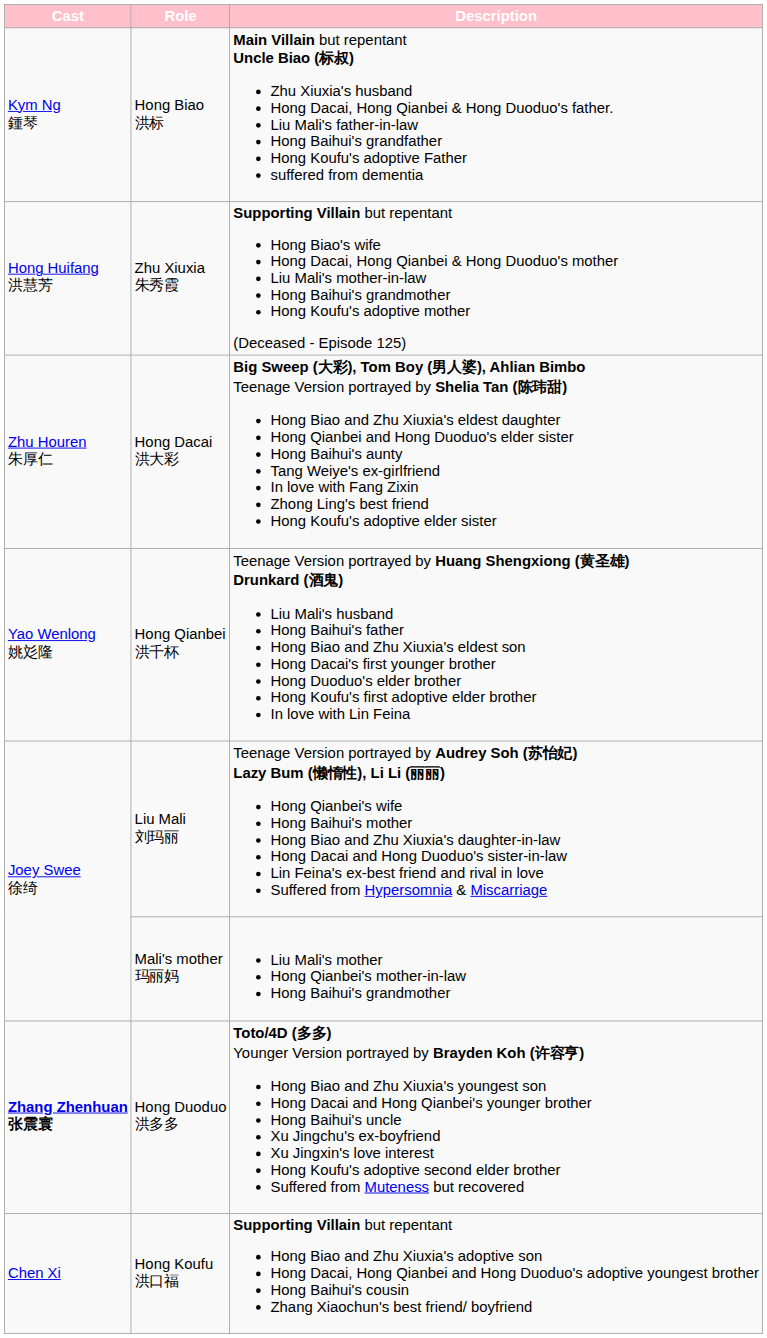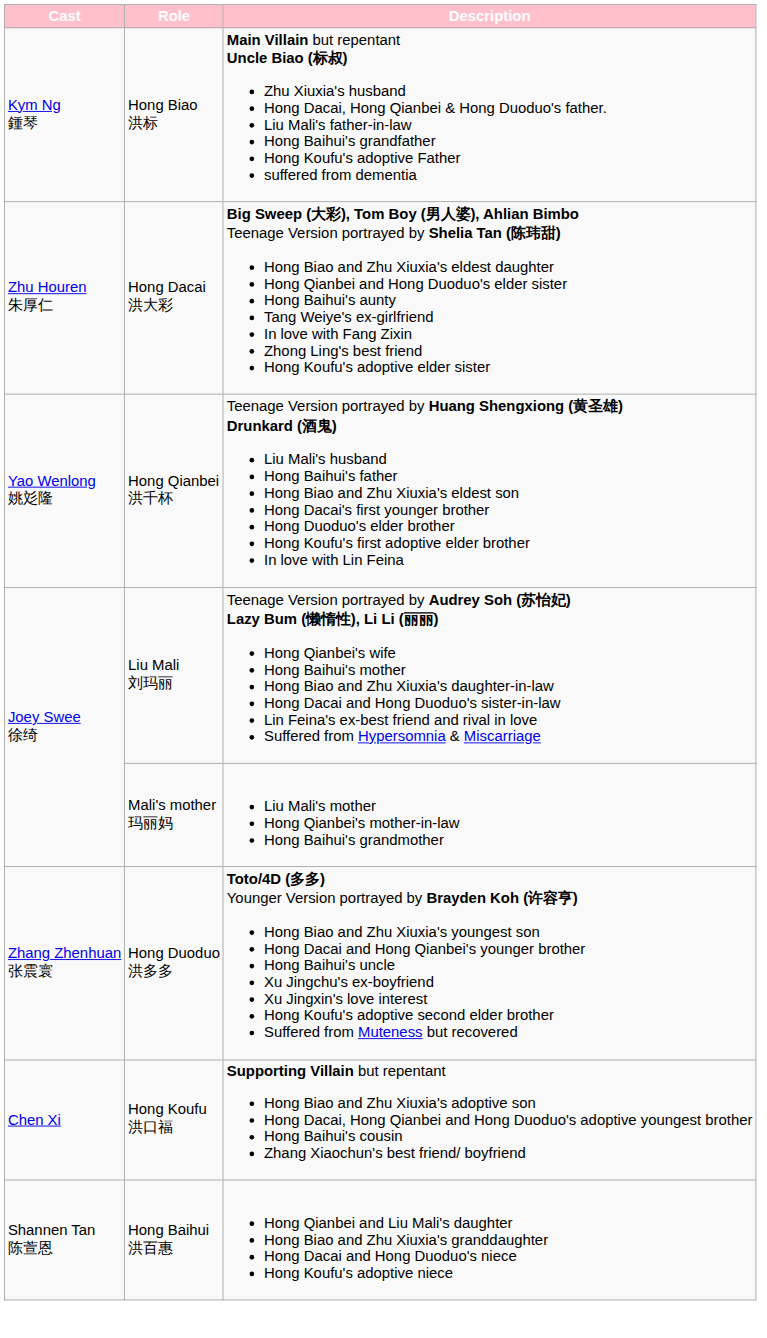- row: (170, 277)
(68, 1116) bold -> (65, 962) normal
+ row: (169, 1239)
